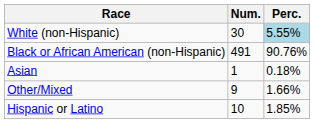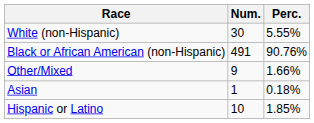(283, 33) lightblue background -> (283, 33) no background
rows swapped: (22, 71) <-> (40, 90)
